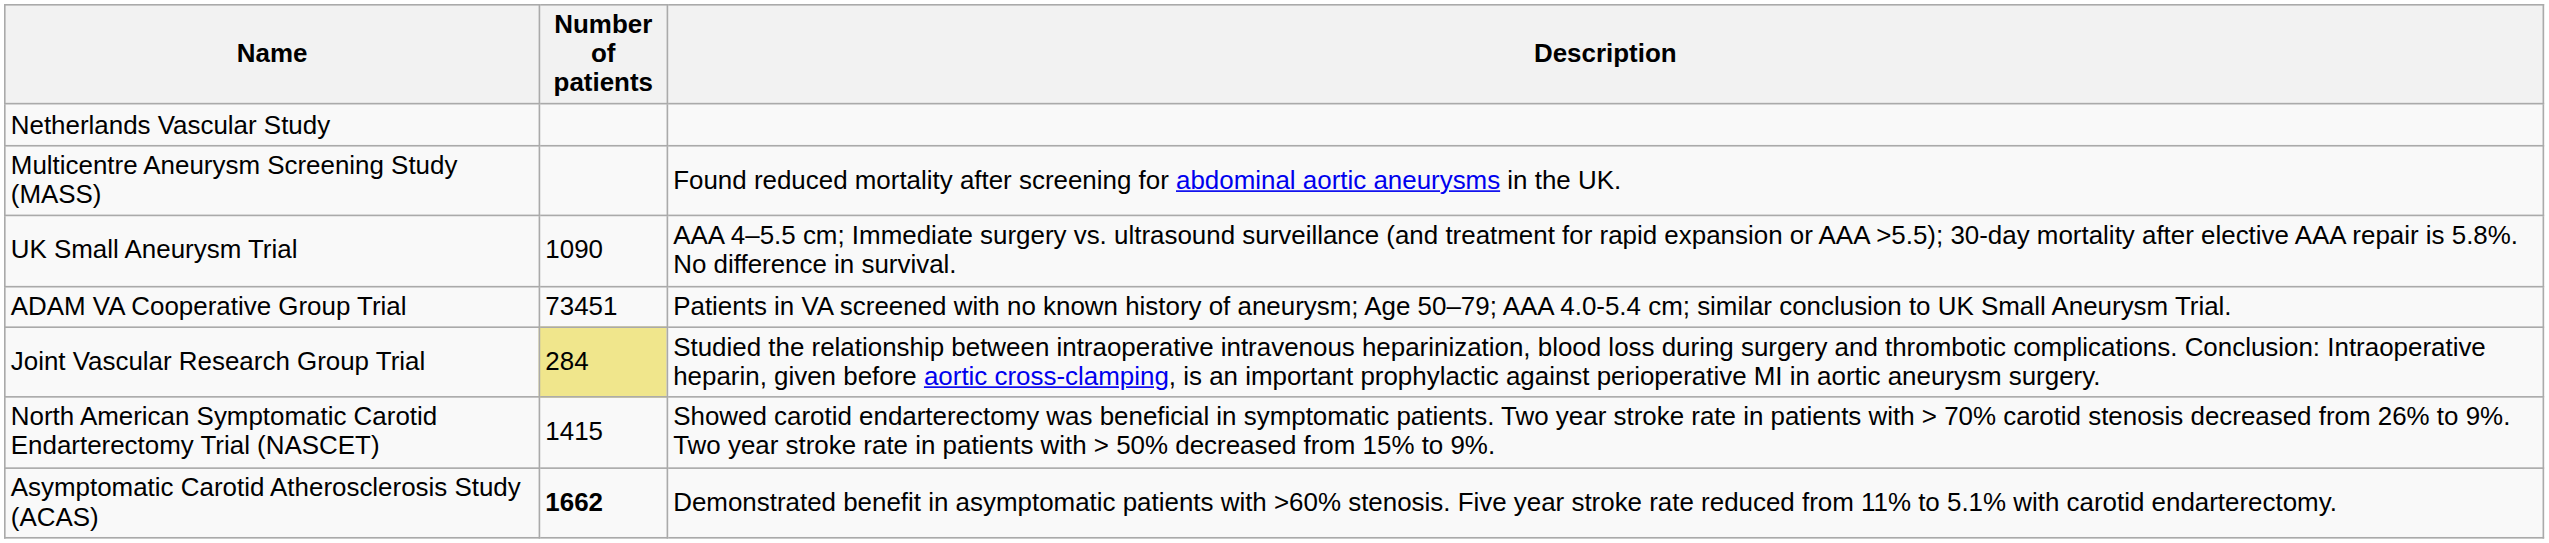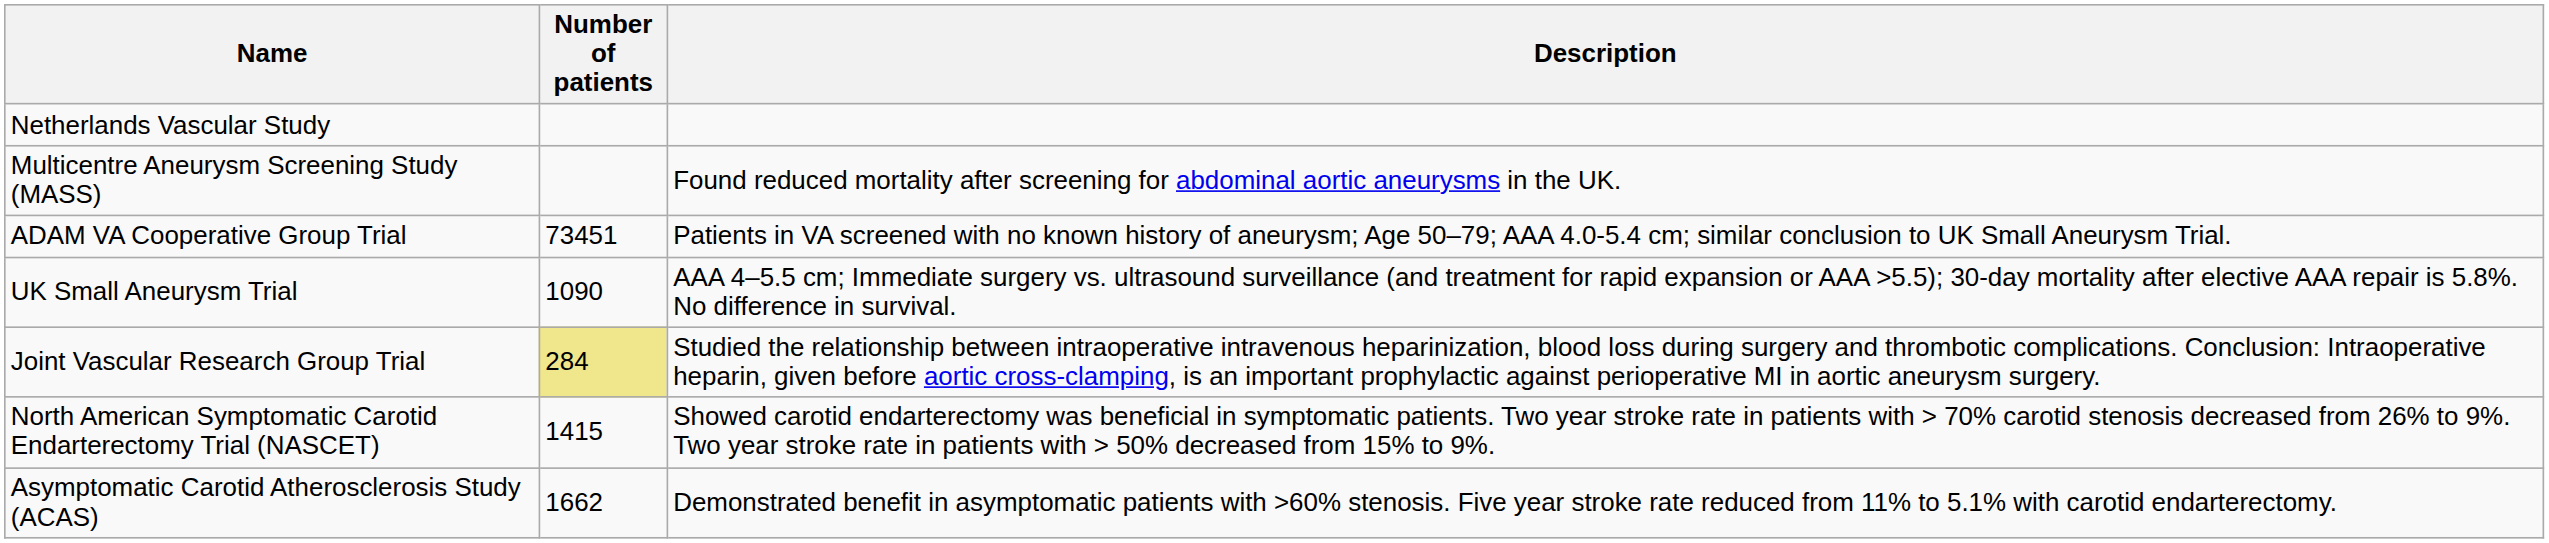rows swapped: (154, 250) <-> (209, 306)
(574, 502) bold -> (574, 502) normal
